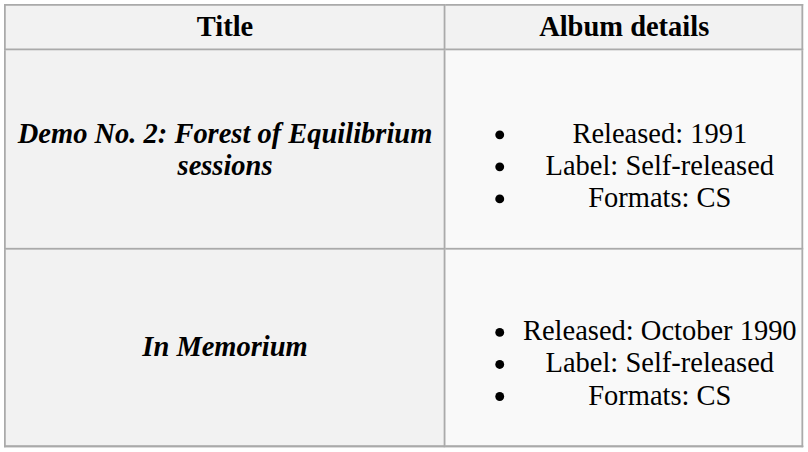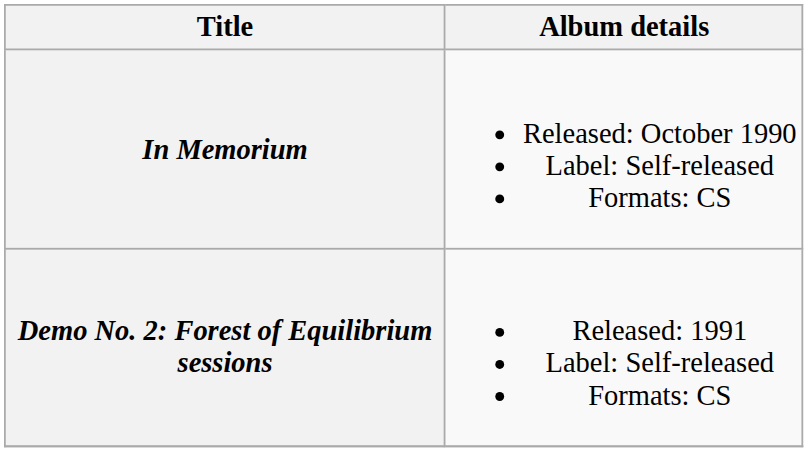rows swapped: (225, 347) <-> (225, 148)
